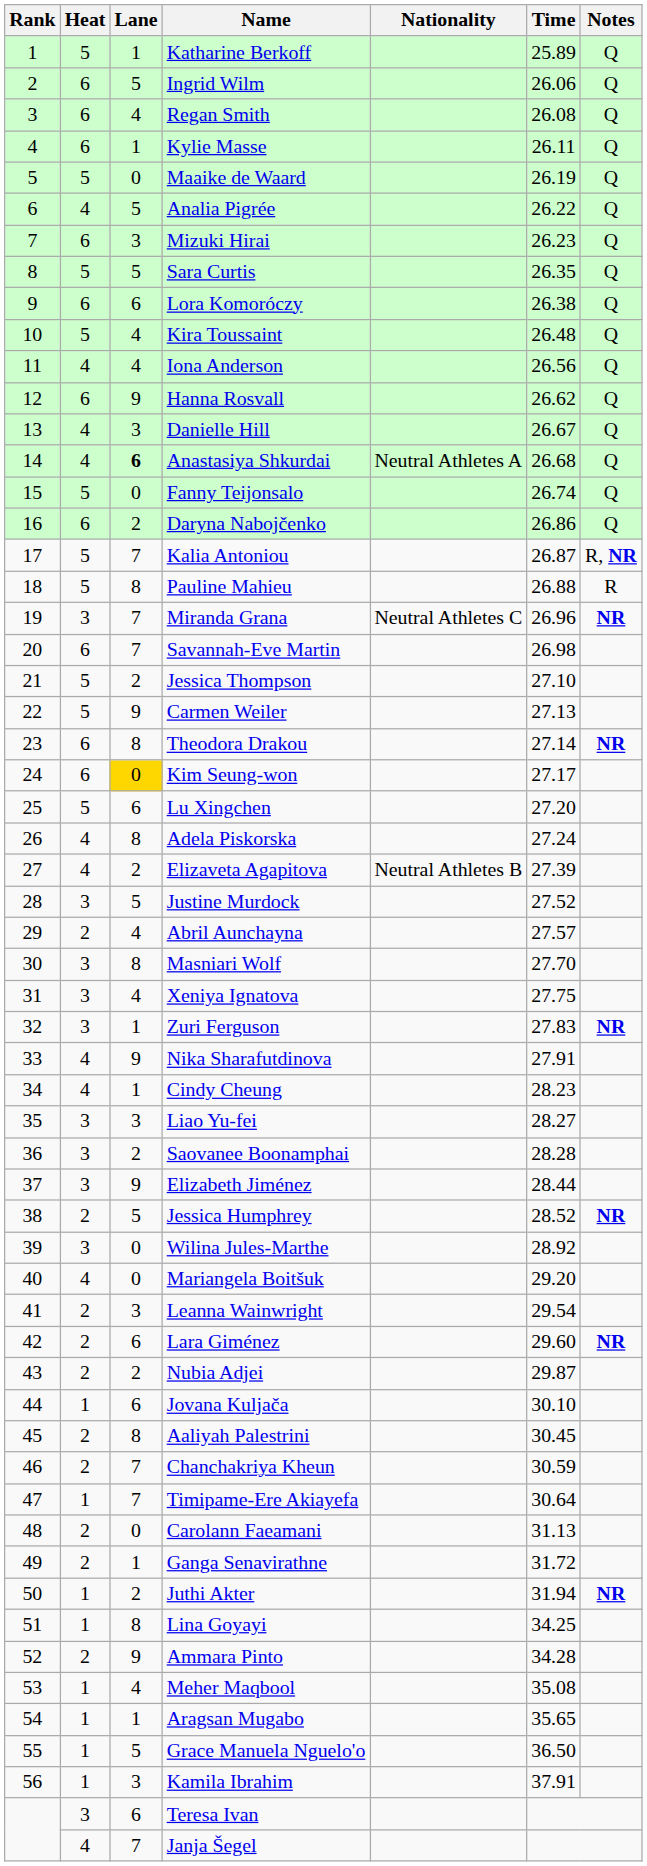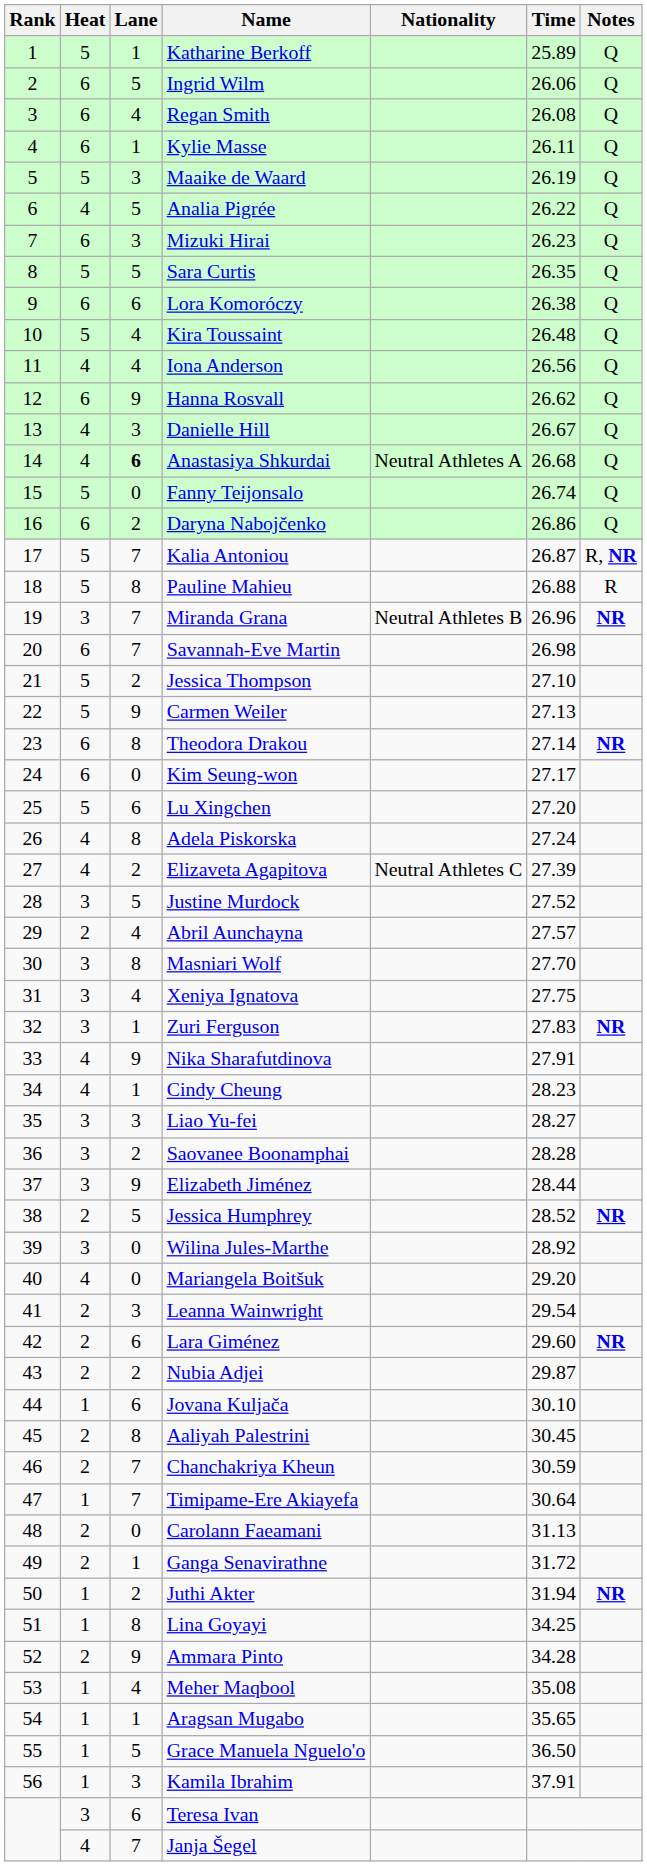(136, 177) 0 -> (136, 177) 3
(448, 618) Neutral Athletes C -> (448, 618) Neutral Athletes B
(136, 775) gold background -> (136, 775) no background
(448, 869) Neutral Athletes B -> (448, 869) Neutral Athletes C
